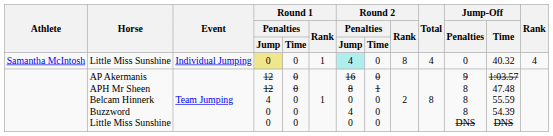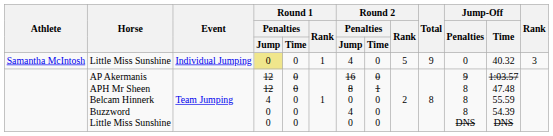(350, 61) paleturquoise background -> (350, 61) no background
(405, 61) 8 -> (405, 61) 5
(431, 61) 4 -> (431, 61) 9
(534, 61) 4 -> (534, 61) 3
